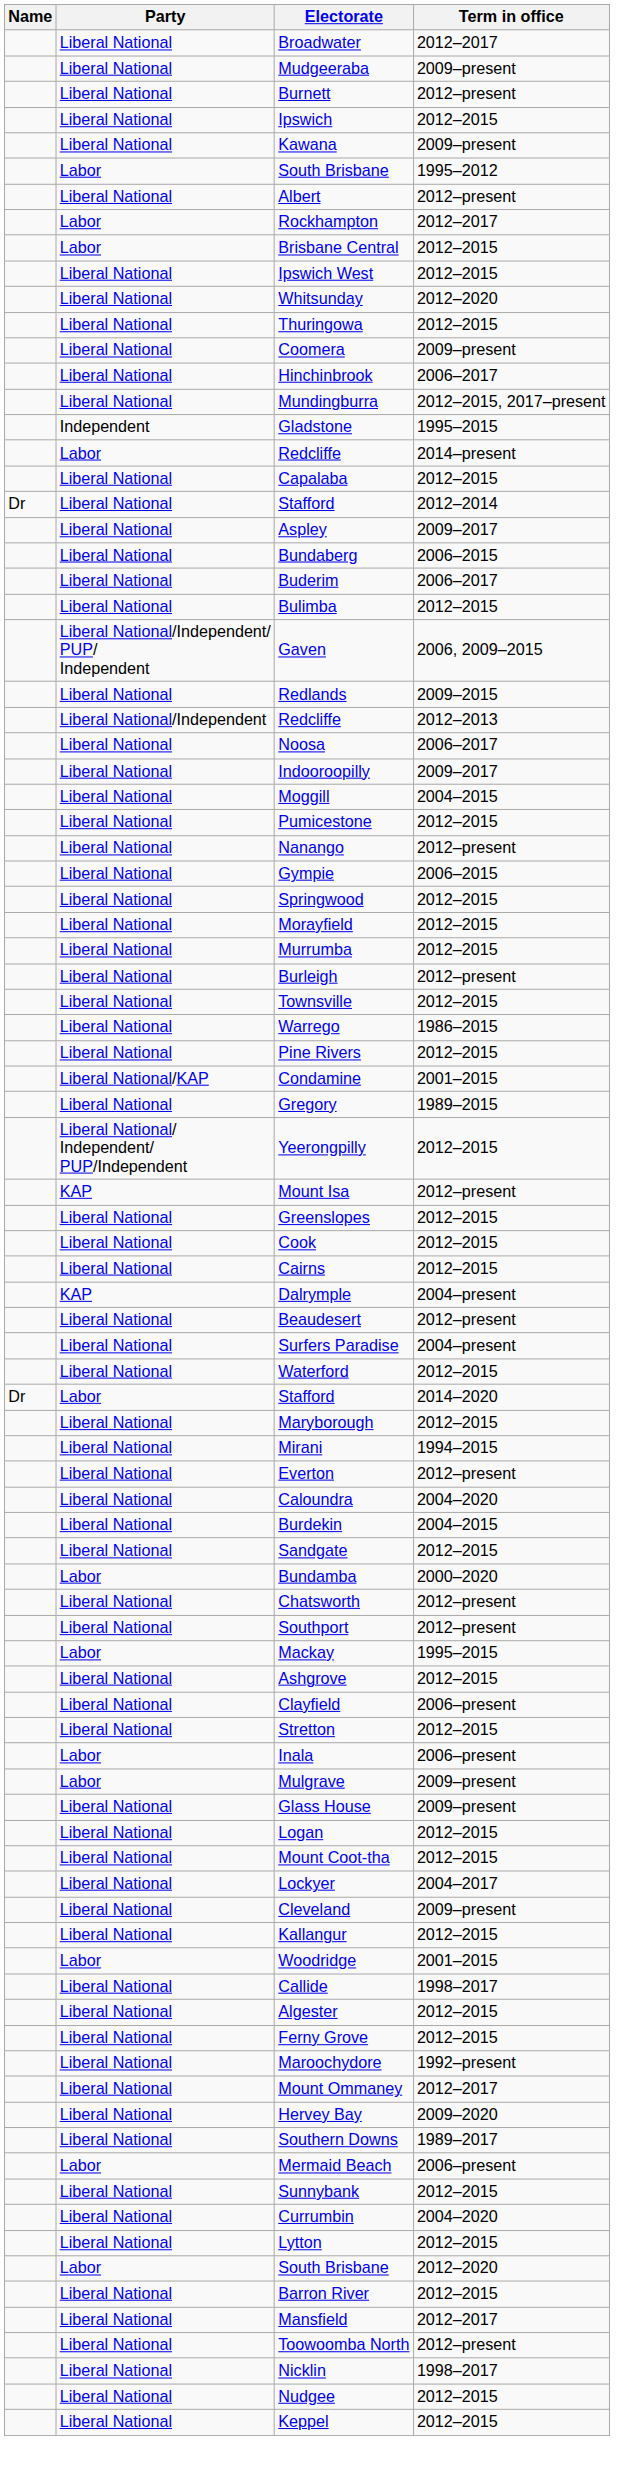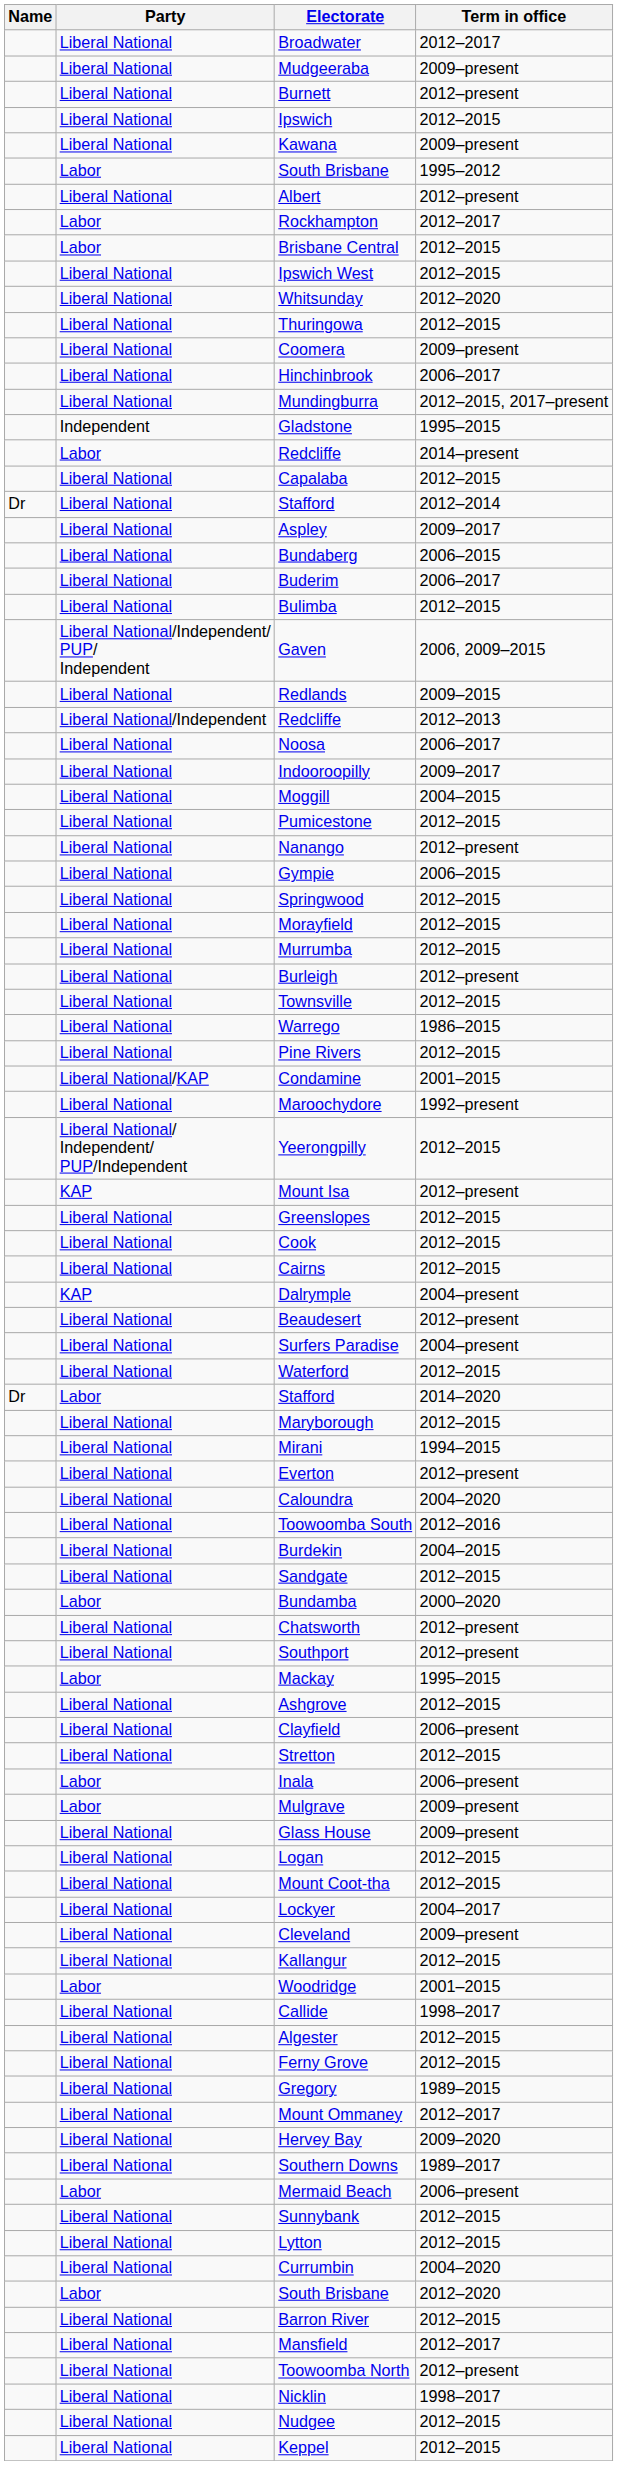rows swapped: (307, 1104) <-> (330, 2063)
+ row: (345, 1525)
rows swapped: (316, 2217) <-> (300, 2242)
